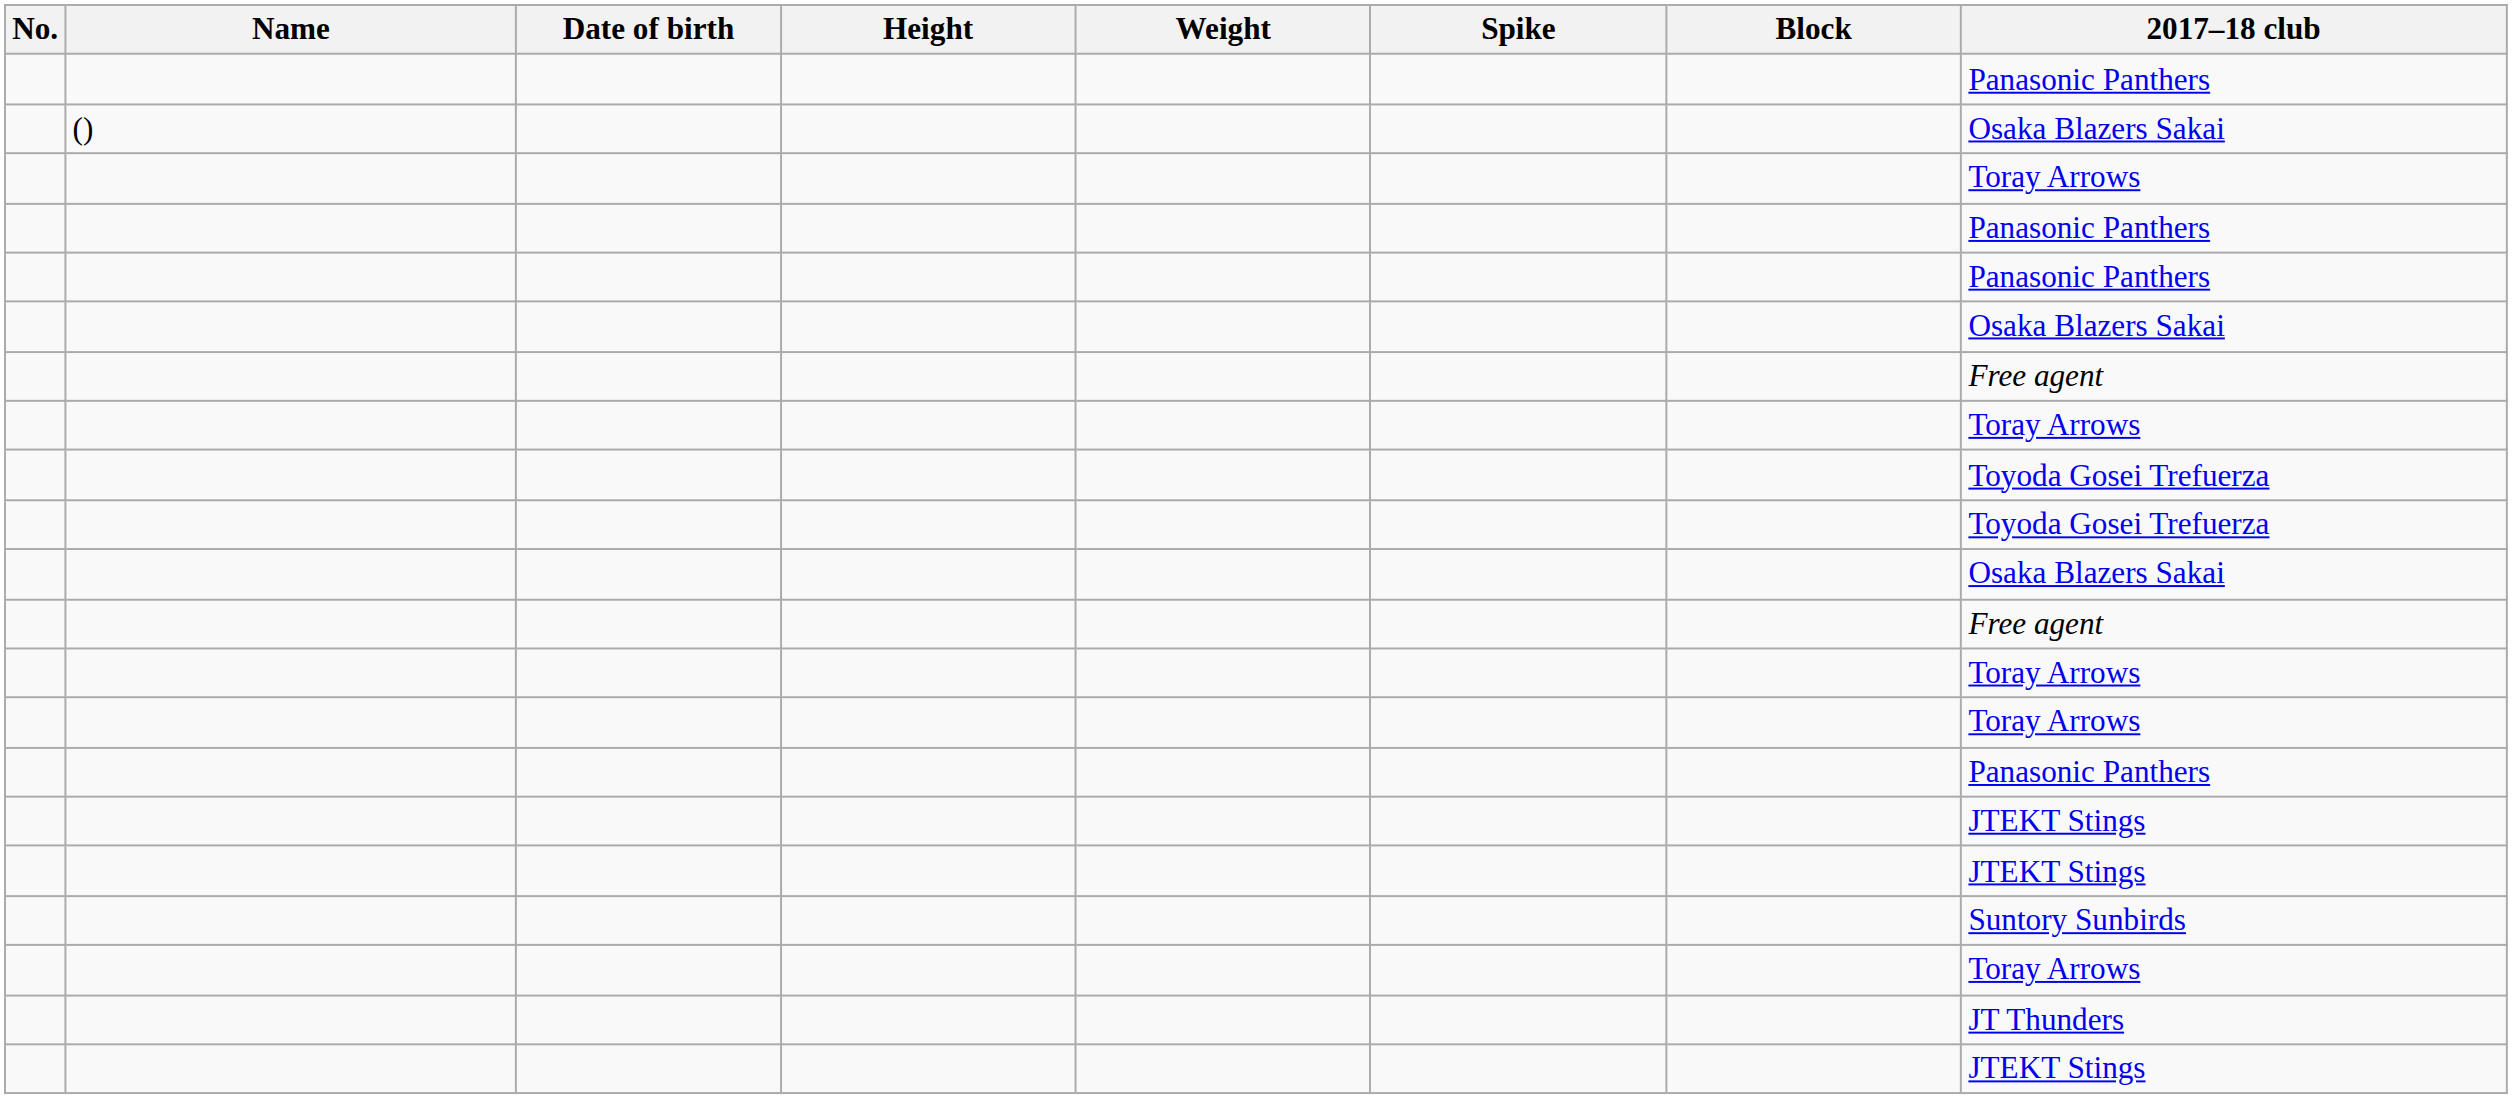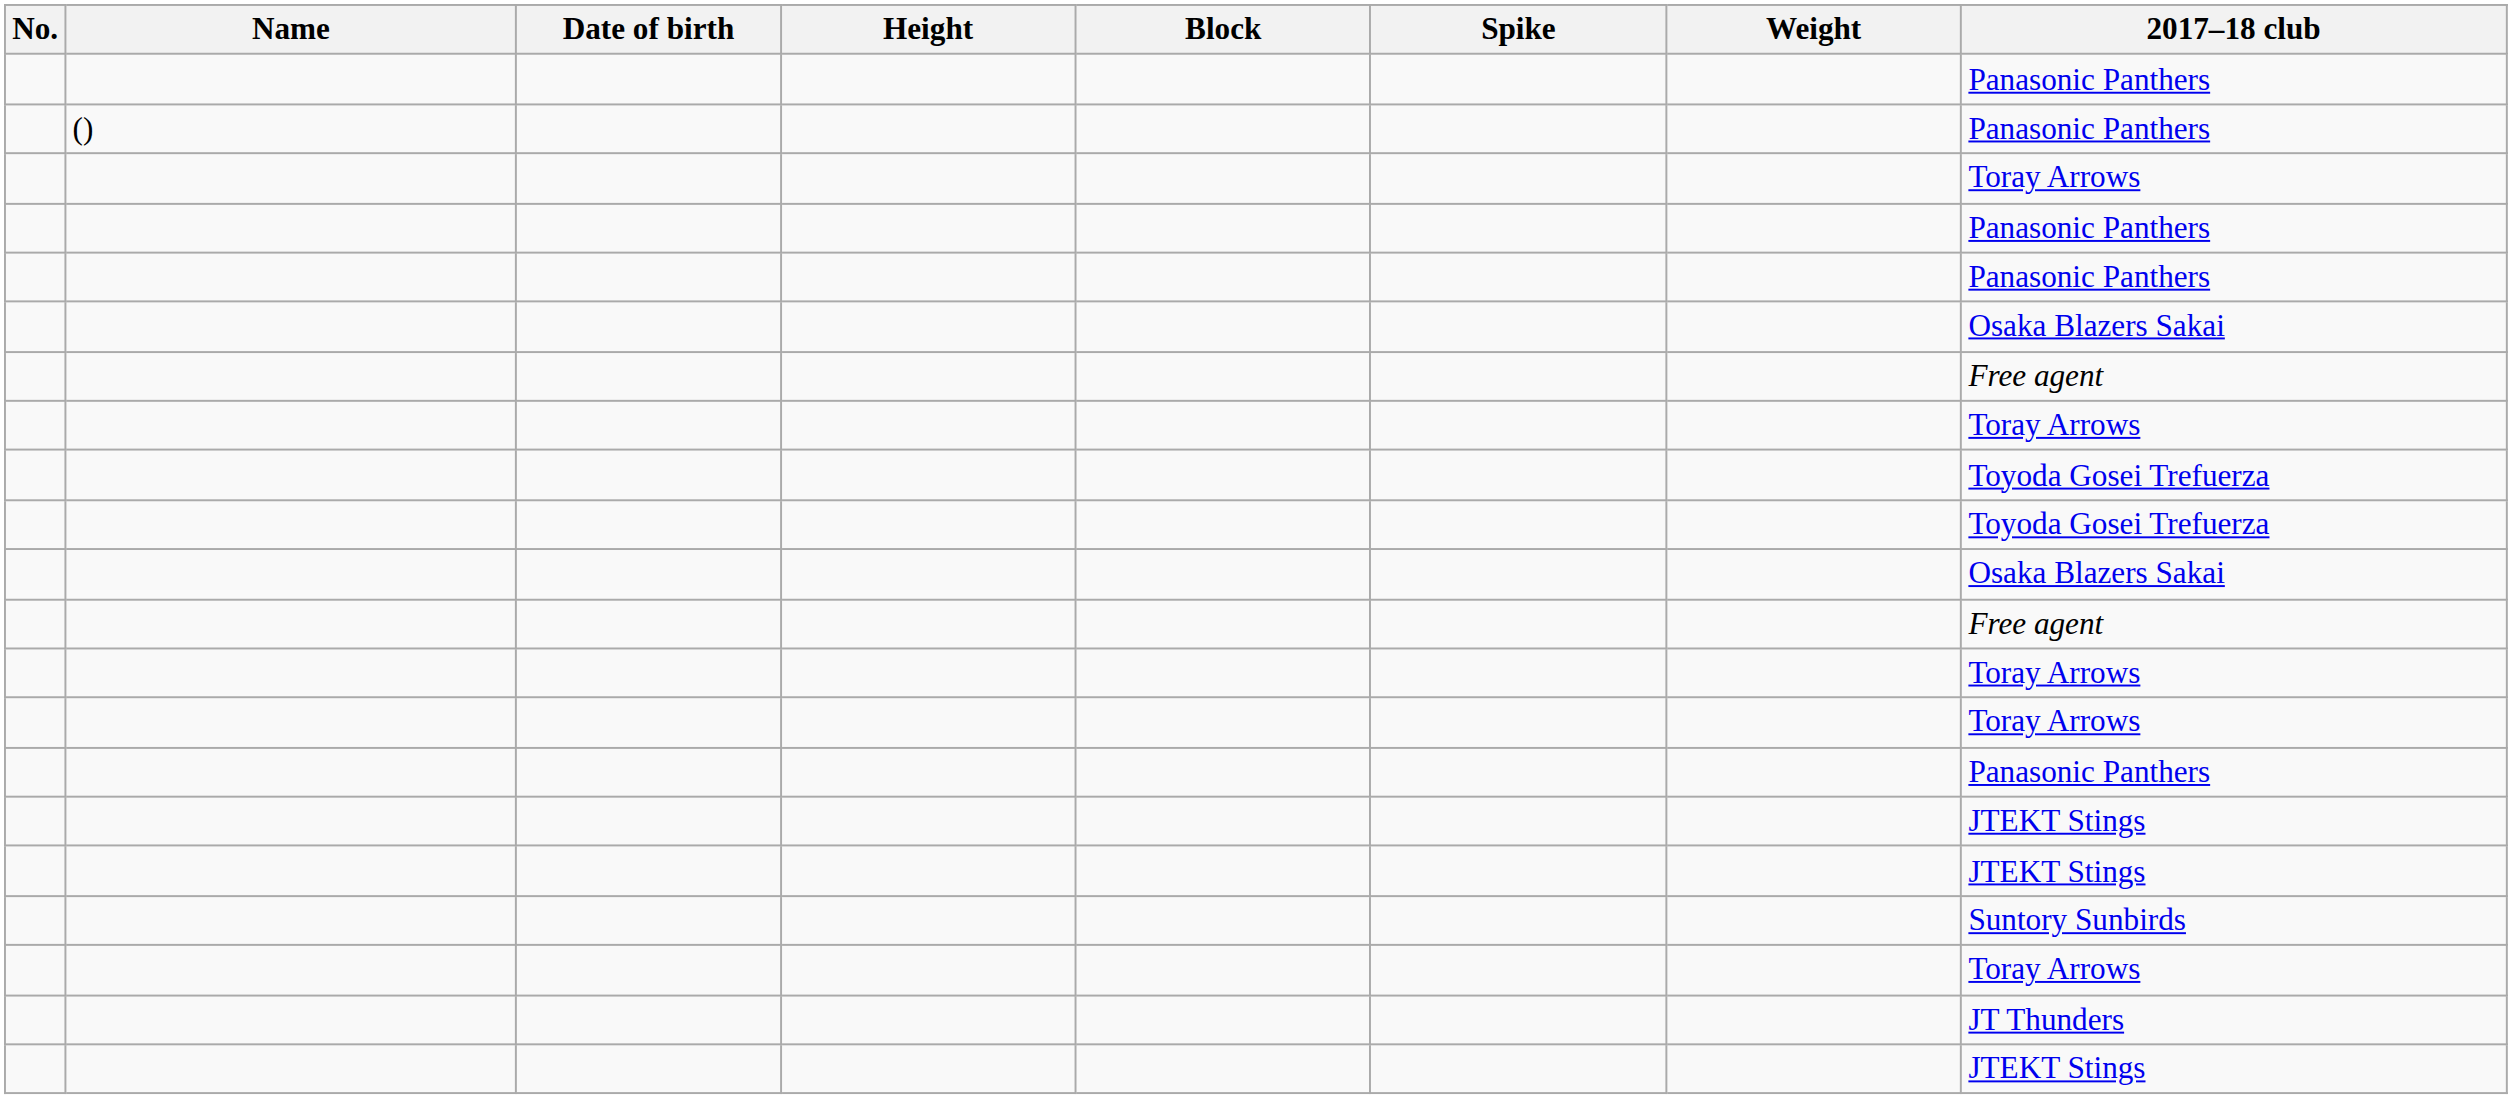columns swapped: (1223, 29) <-> (1814, 29)
(2097, 128) Osaka Blazers Sakai -> (2089, 128) Panasonic Panthers
